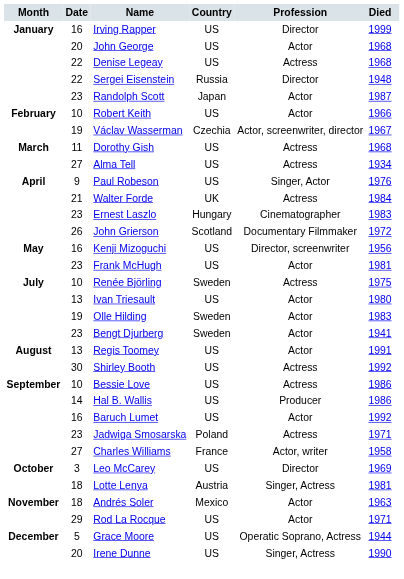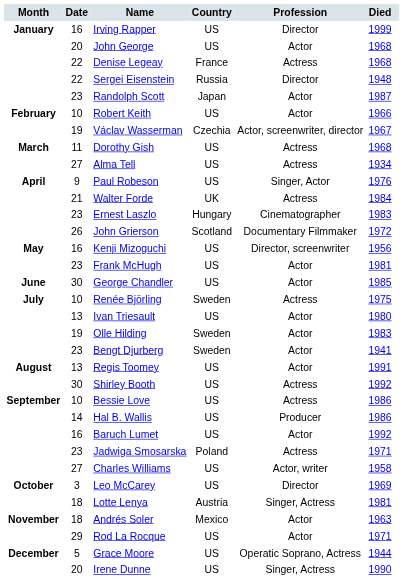(212, 63) US -> (212, 63) France
+ row: (77, 283)
(212, 452) France -> (212, 468) US
